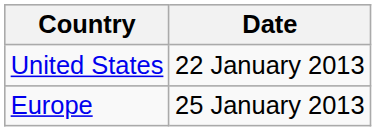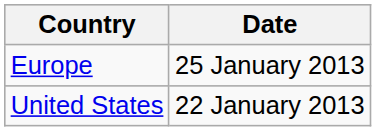rows swapped: (52, 105) <-> (87, 65)
